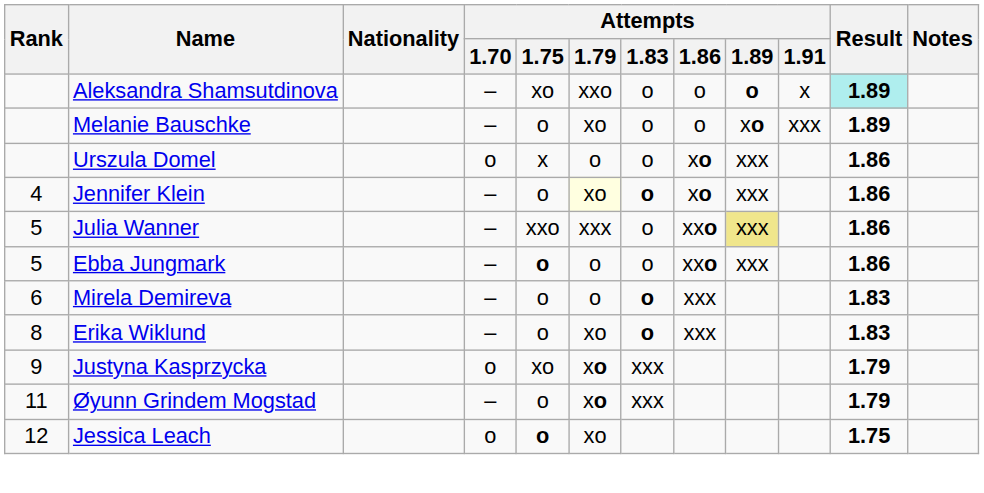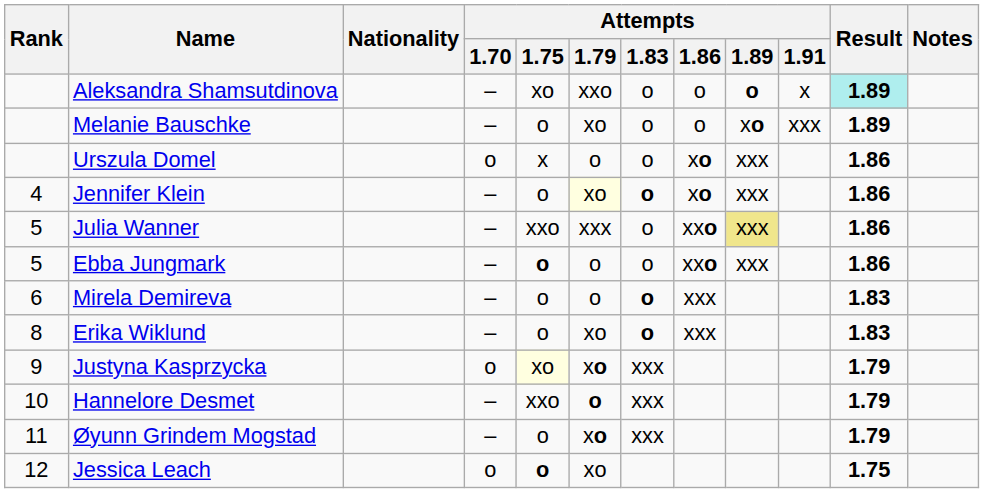(543, 366) no background -> (543, 366) lightyellow background
+ row: (164, 401)
